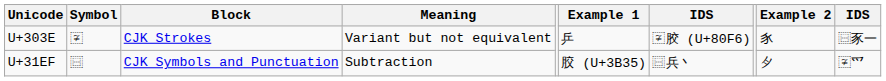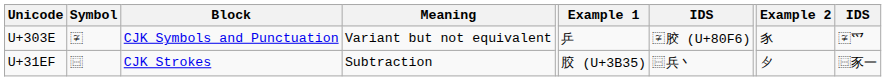(168, 38) CJK Strokes -> (231, 38) CJK Symbols and Punctuation
(858, 39) ㇯豕一 -> (851, 39) 〾爫
(231, 63) CJK Symbols and Punctuation -> (168, 63) CJK Strokes
(851, 64) 〾爫 -> (858, 64) ㇯豕一
